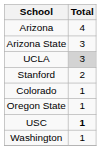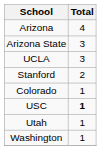(82, 59) lightgrey background -> (82, 59) no background
- row: (36, 106)
+ row: (36, 122)
